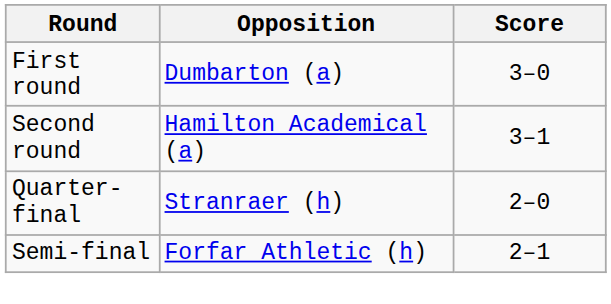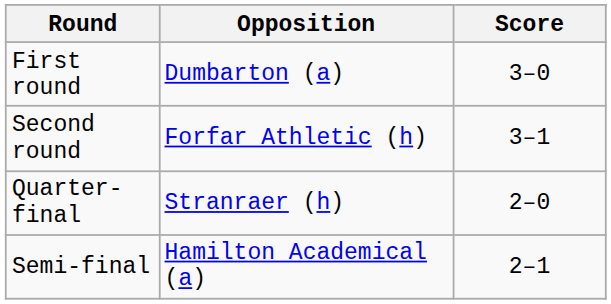(296, 138) Hamilton Academical (a) -> (296, 138) Forfar Athletic (h)
(296, 253) Forfar Athletic (h) -> (296, 267) Hamilton Academical (a)
